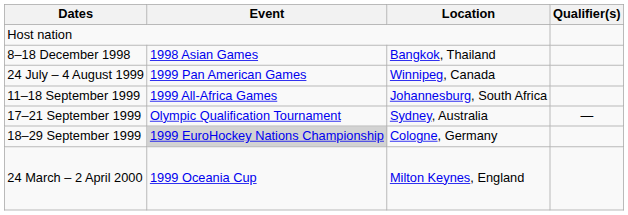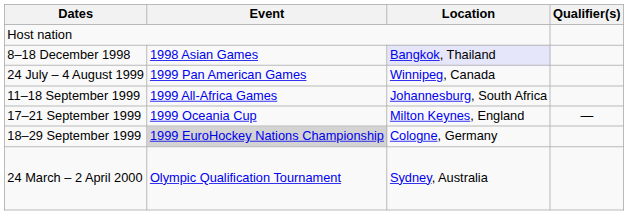(443, 55) no background -> (443, 55) lavender background
(245, 116) Olympic Qualification Tournament -> (203, 116) 1999 Oceania Cup
(439, 116) Sydney, Australia -> (457, 116) Milton Keynes, England
(203, 178) 1999 Oceania Cup -> (245, 178) Olympic Qualification Tournament
(457, 178) Milton Keynes, England -> (439, 178) Sydney, Australia
